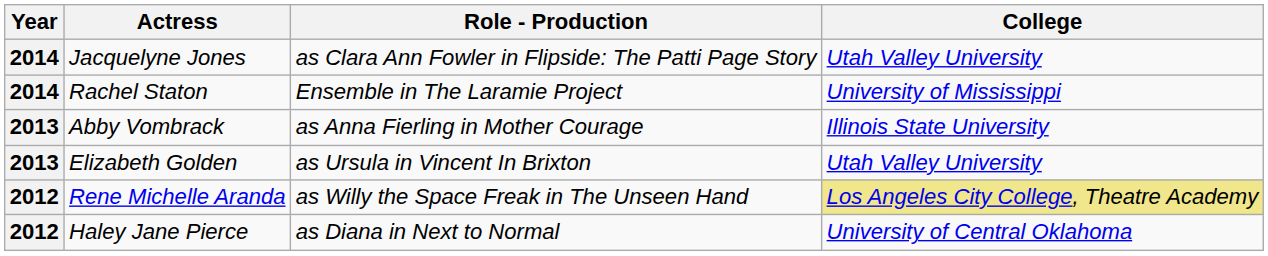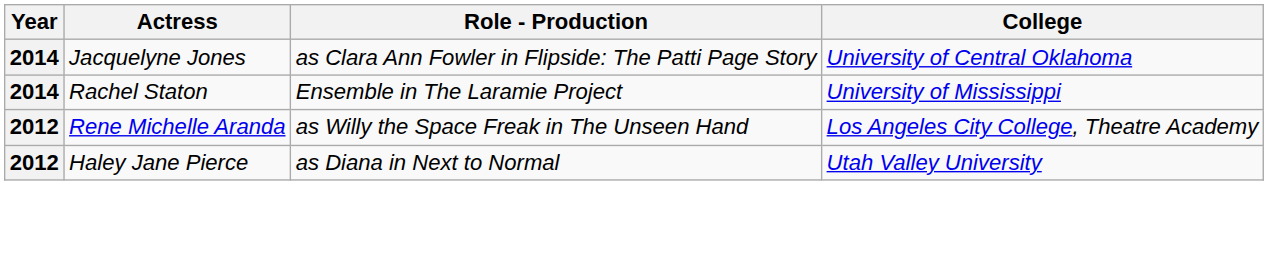(934, 57) Utah Valley University -> (979, 57) University of Central Oklahoma
- row: (147, 127)
- row: (153, 162)
(1042, 197) khaki background -> (1042, 127) no background
(979, 232) University of Central Oklahoma -> (934, 162) Utah Valley University
